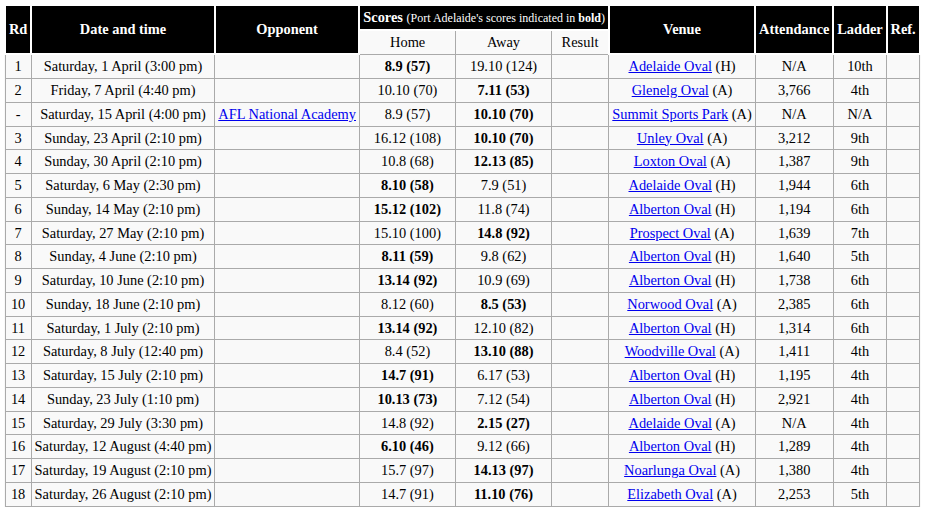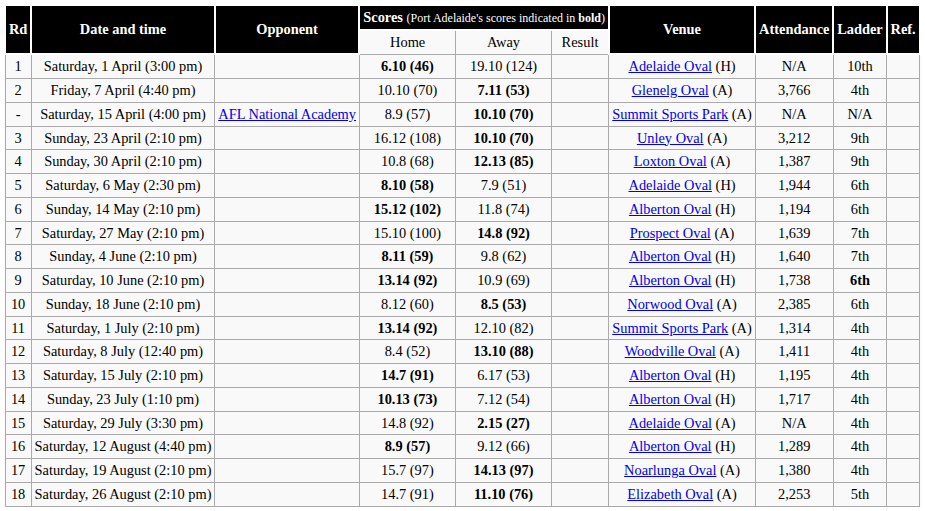(407, 66) 8.9 (57) -> (407, 66) 6.10 (46)
(860, 256) 5th -> (860, 256) 7th
(860, 280) normal -> (860, 280) bold
(682, 328) Alberton Oval (H) -> (682, 328) Summit Sports Park (A)
(860, 328) 6th -> (860, 328) 4th
(794, 399) 2,921 -> (794, 399) 1,717
(407, 446) 6.10 (46) -> (407, 446) 8.9 (57)
